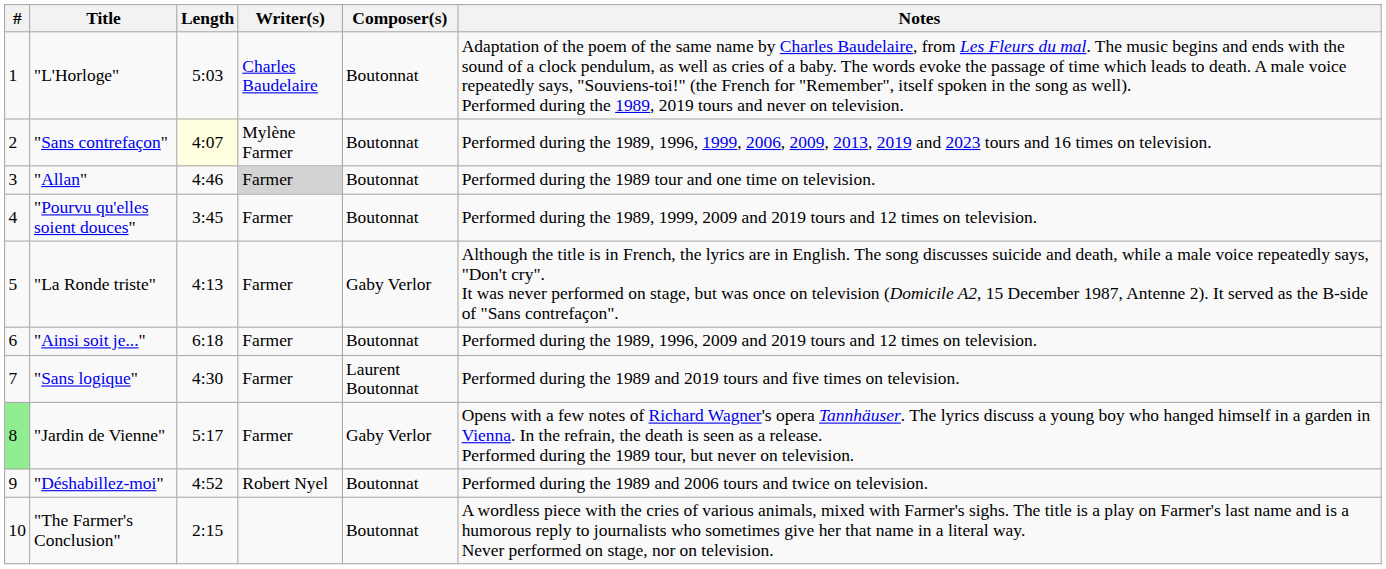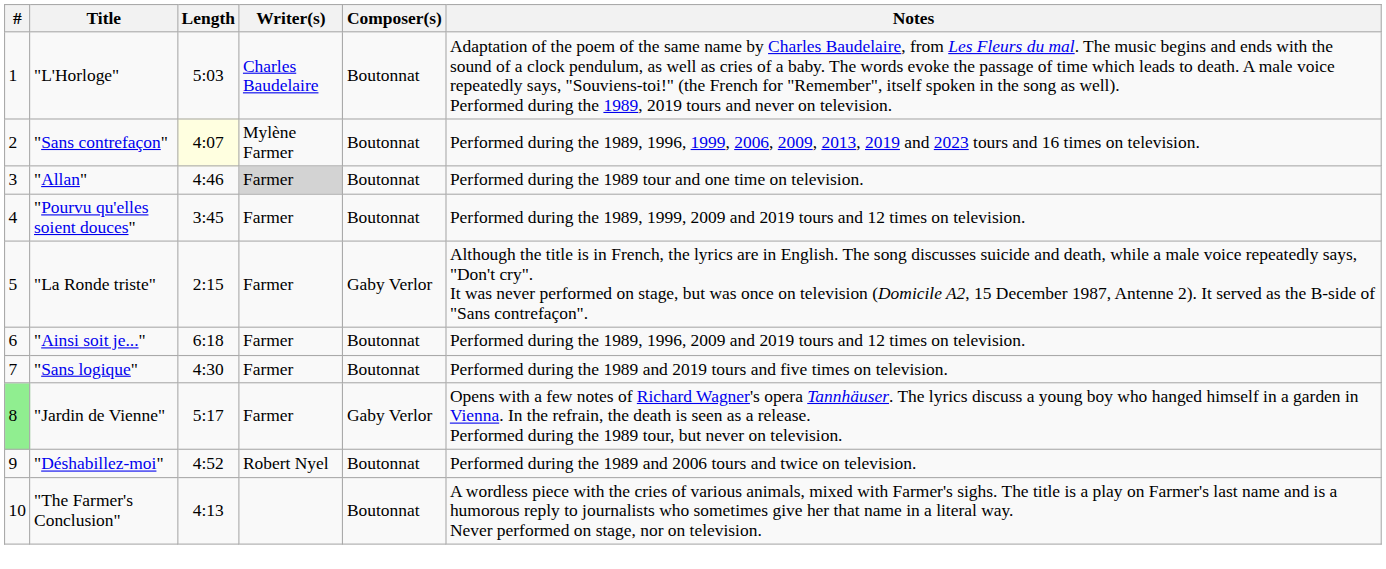(208, 284) 4:13 -> (208, 284) 2:15
(382, 378) Laurent Boutonnat -> (383, 368) Boutonnat
(208, 530) 2:15 -> (208, 510) 4:13
